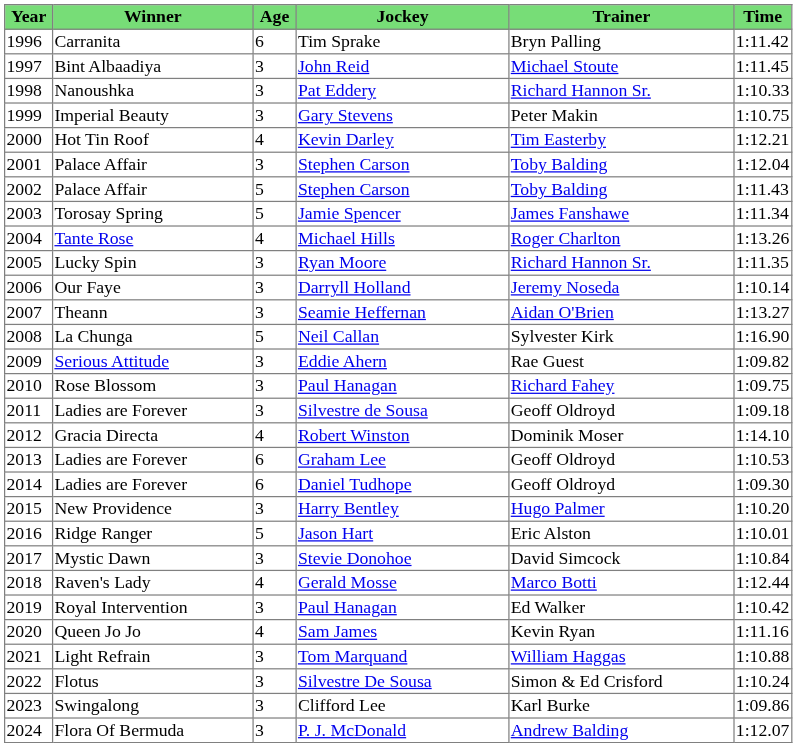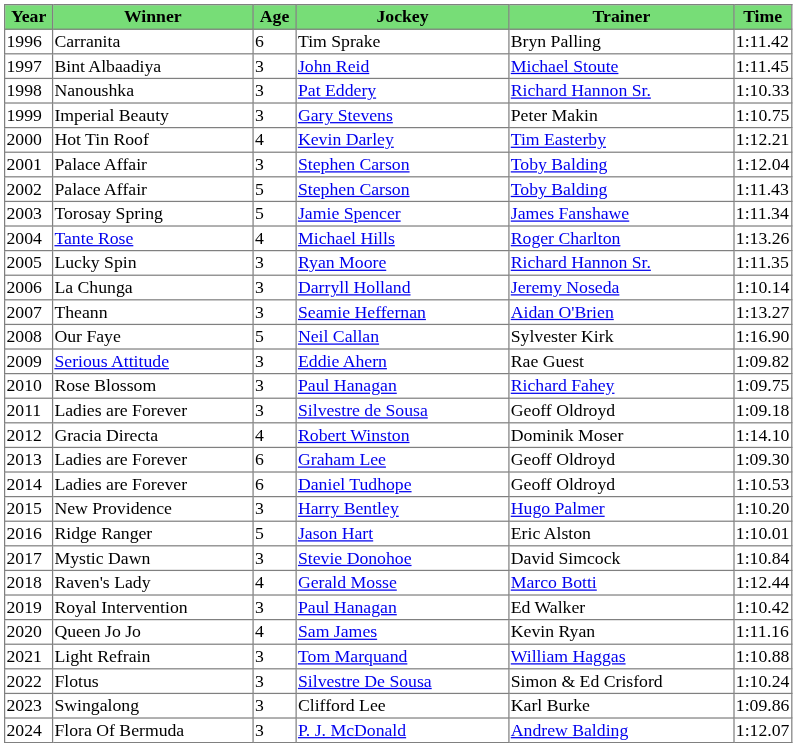(88, 287) Our Faye -> (94, 287) La Chunga
(94, 336) La Chunga -> (88, 336) Our Faye
(763, 459) 1:10.53 -> (763, 459) 1:09.30
(763, 484) 1:09.30 -> (763, 484) 1:10.53
